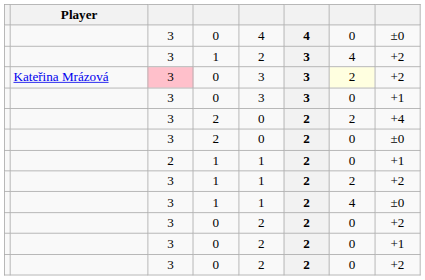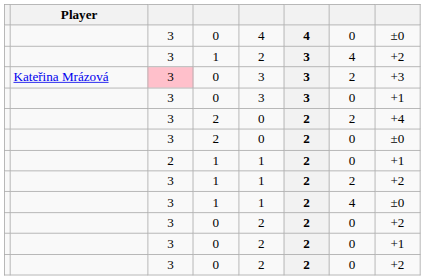(352, 77) lightyellow background -> (352, 77) no background
(397, 77) +2 -> (397, 77) +3
